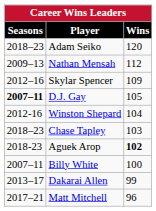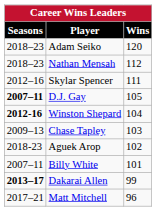(25, 63) 2009–13 -> (25, 63) 2018–23
(134, 80) 109 -> (134, 80) 111
(24, 113) normal -> (24, 113) bold
(25, 130) 2018–23 -> (25, 130) 2009–13
(134, 147) bold -> (134, 147) normal
(134, 164) 100 -> (134, 164) 101
(25, 180) normal -> (25, 180) bold
